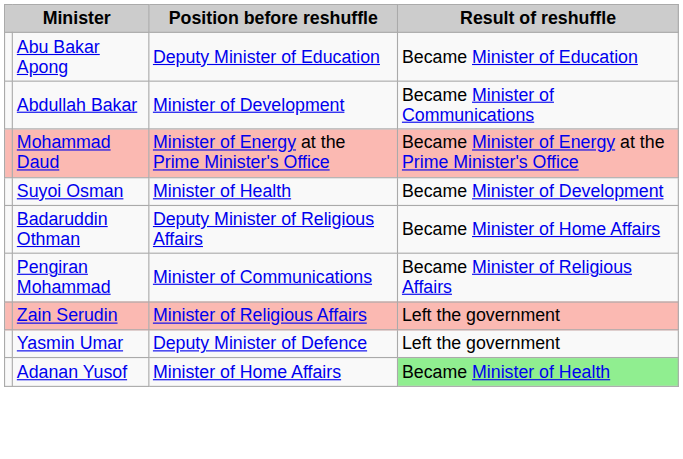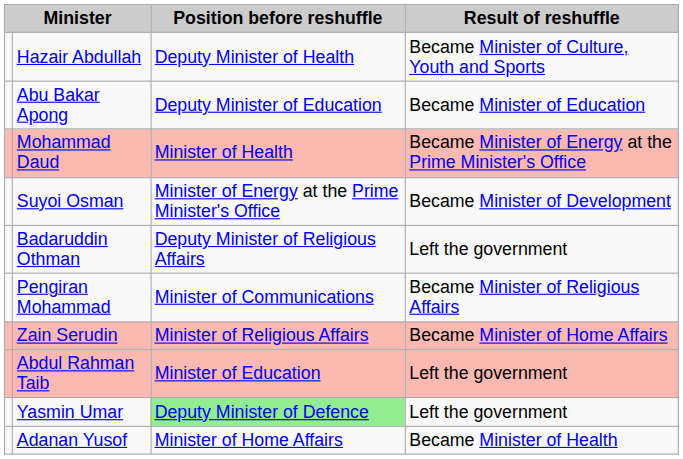+ row: (79, 56)
- row: (77, 104)
(249, 153) Minister of Energy at the Prime Minister's Office -> (224, 153) Minister of Health
(222, 191) Minister of Health -> (277, 201) Minister of Energy at the Prime Minister's Office
(531, 229) Became Minister of Home Affairs -> (488, 249) Left the government
(481, 315) Left the government -> (538, 335) Became Minister of Home Affairs
+ row: (76, 373)
(260, 343) no background -> (262, 411) lightgreen background
(506, 371) lightgreen background -> (513, 440) no background
